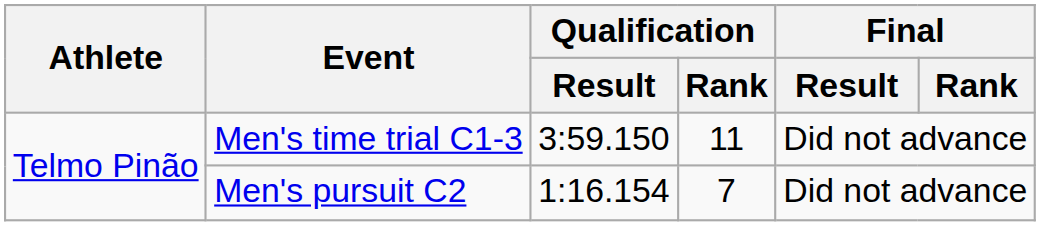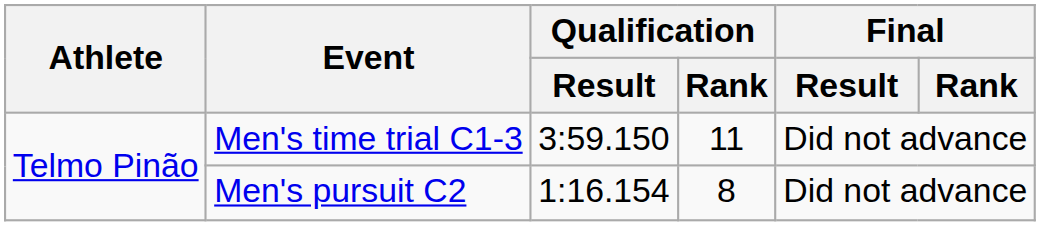(726, 191) 7 -> (726, 191) 8
